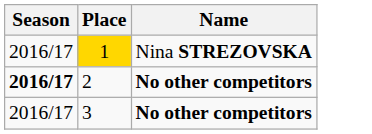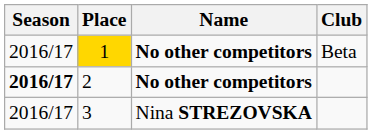+ column: (342, 19)
(224, 50) Nina STREZOVSKA -> (224, 50) No other competitors
(224, 112) No other competitors -> (224, 112) Nina STREZOVSKA
